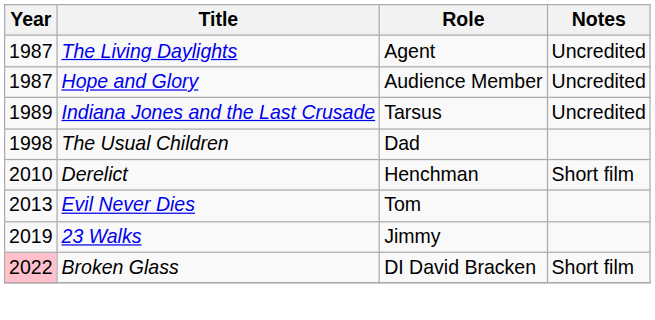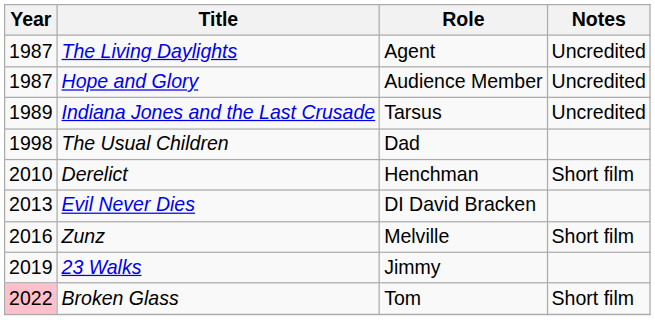(403, 205) Tom -> (460, 205) DI David Bracken
+ row: (83, 236)
(460, 267) DI David Bracken -> (403, 298) Tom
